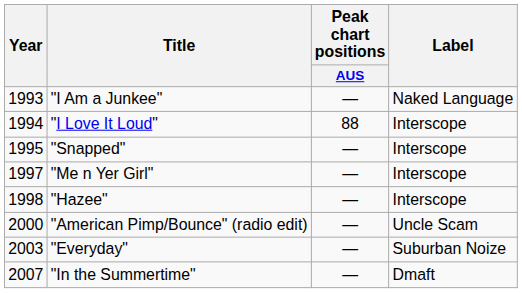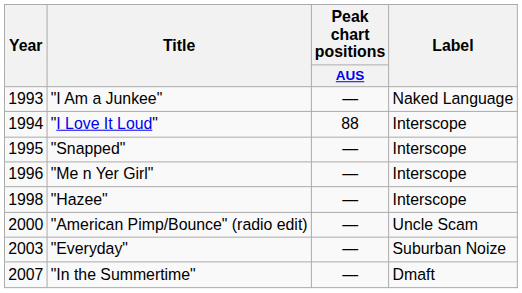(26, 174) 1997 -> (26, 174) 1996
